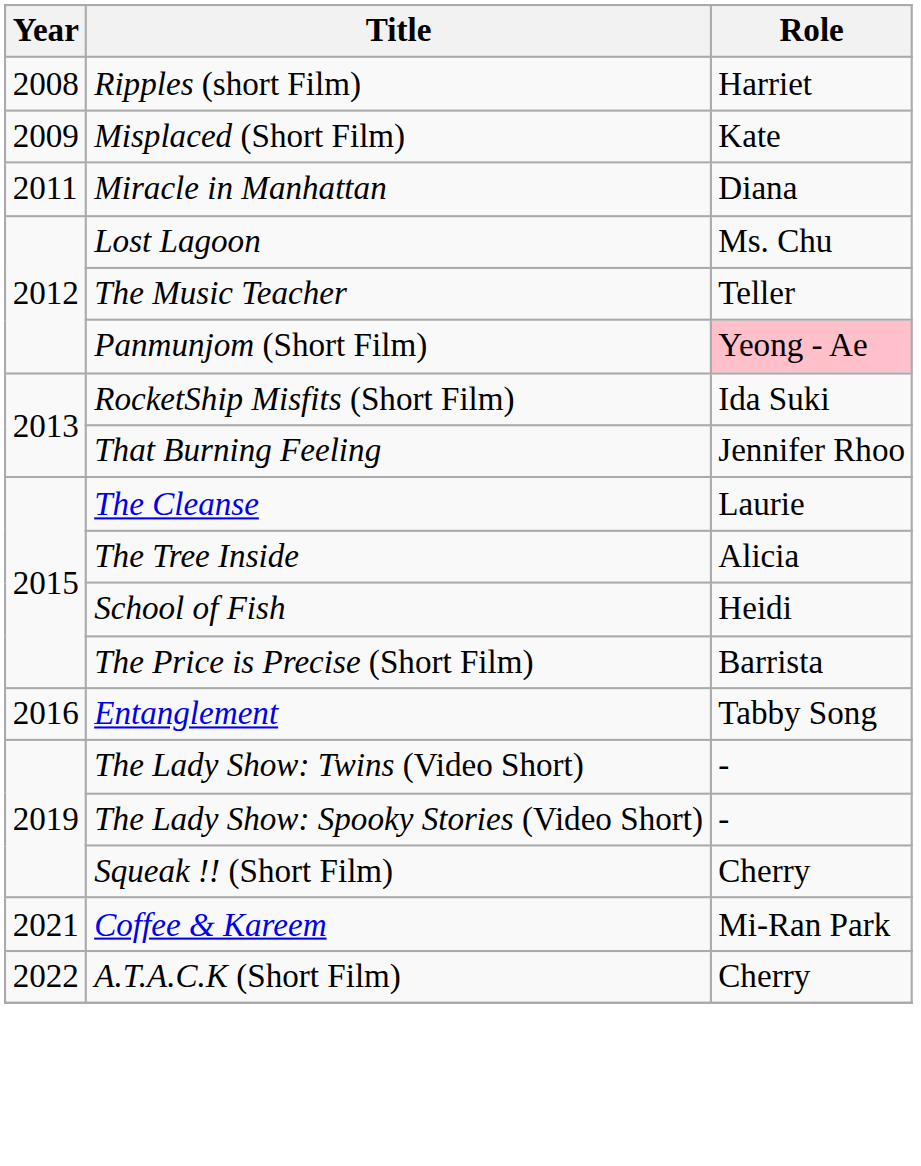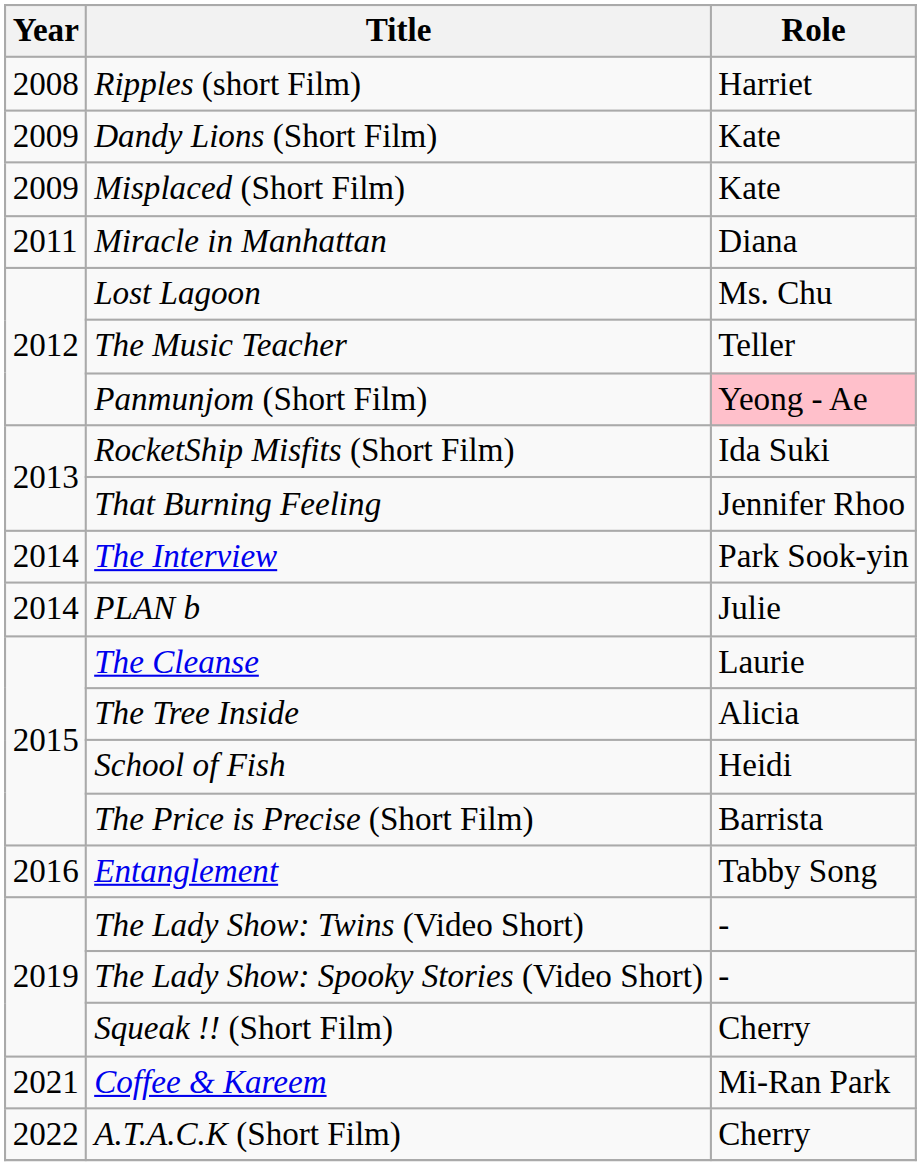+ row: (266, 135)
+ row: (186, 556)
+ row: (147, 608)
